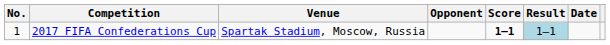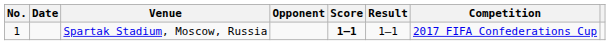columns swapped: (584, 13) <-> (124, 13)
(546, 31) lightblue background -> (388, 31) no background
